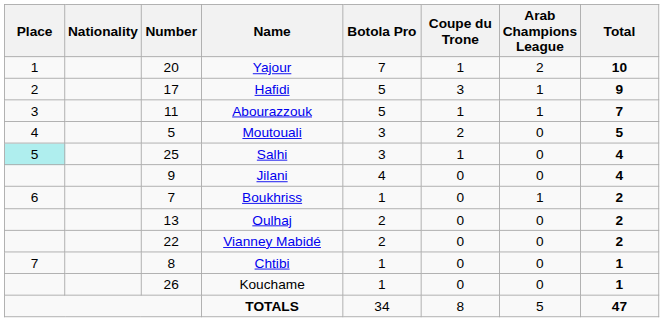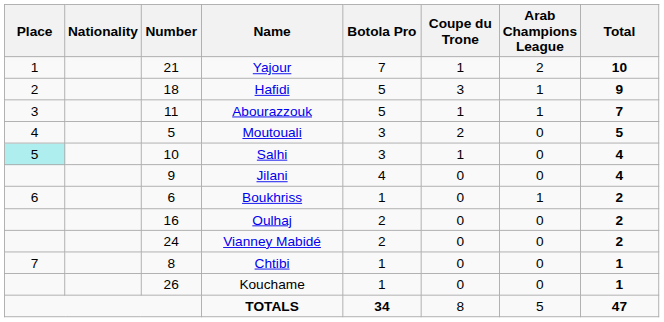(171, 68) 20 -> (171, 68) 21
(171, 89) 17 -> (171, 89) 18
(171, 154) 25 -> (171, 154) 10
(171, 198) 7 -> (171, 198) 6
(171, 219) 13 -> (171, 219) 16
(171, 241) 22 -> (171, 241) 24
(382, 306) normal -> (382, 306) bold
